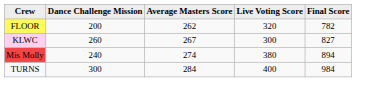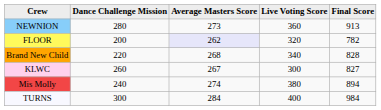+ row: (37, 26)
(190, 26) no background -> (214, 41) lavender background
+ row: (37, 55)
